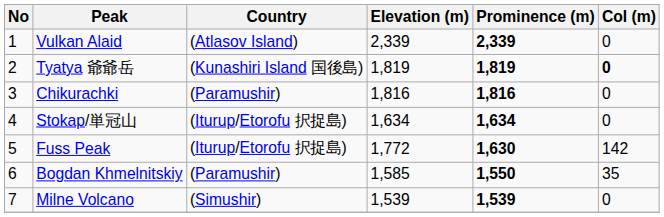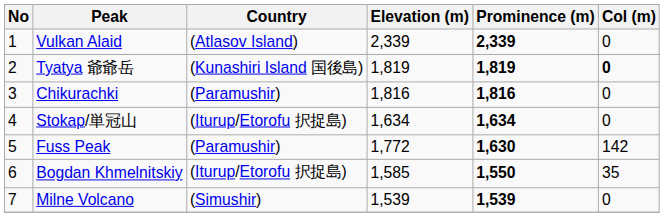(268, 148) (Iturup/Etorofu 択捉島) -> (235, 147) (Paramushir)
(235, 174) (Paramushir) -> (268, 172) (Iturup/Etorofu 択捉島)
